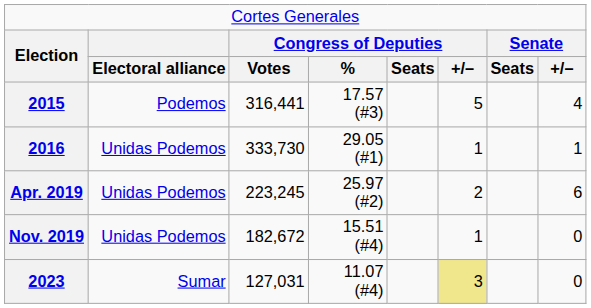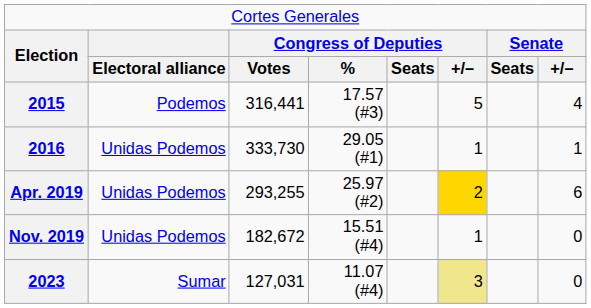(275, 192) 223,245 -> (275, 192) 293,255
(478, 192) no background -> (478, 192) gold background
